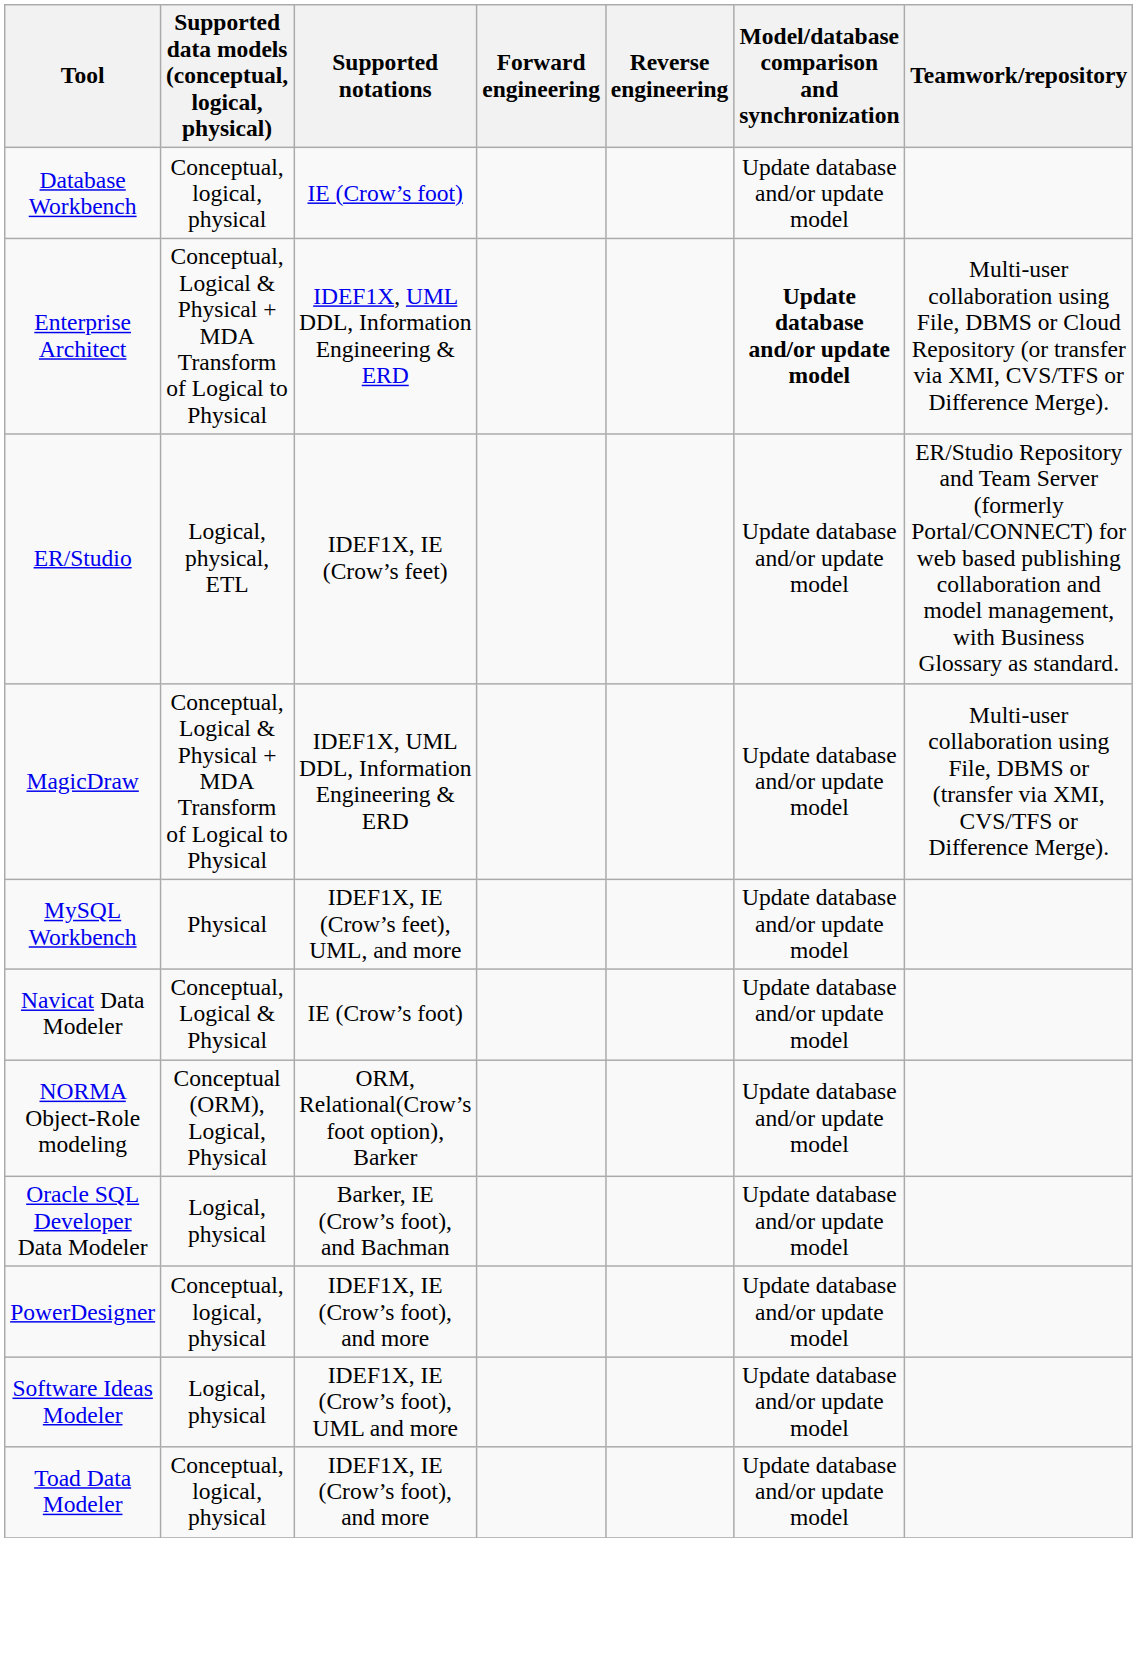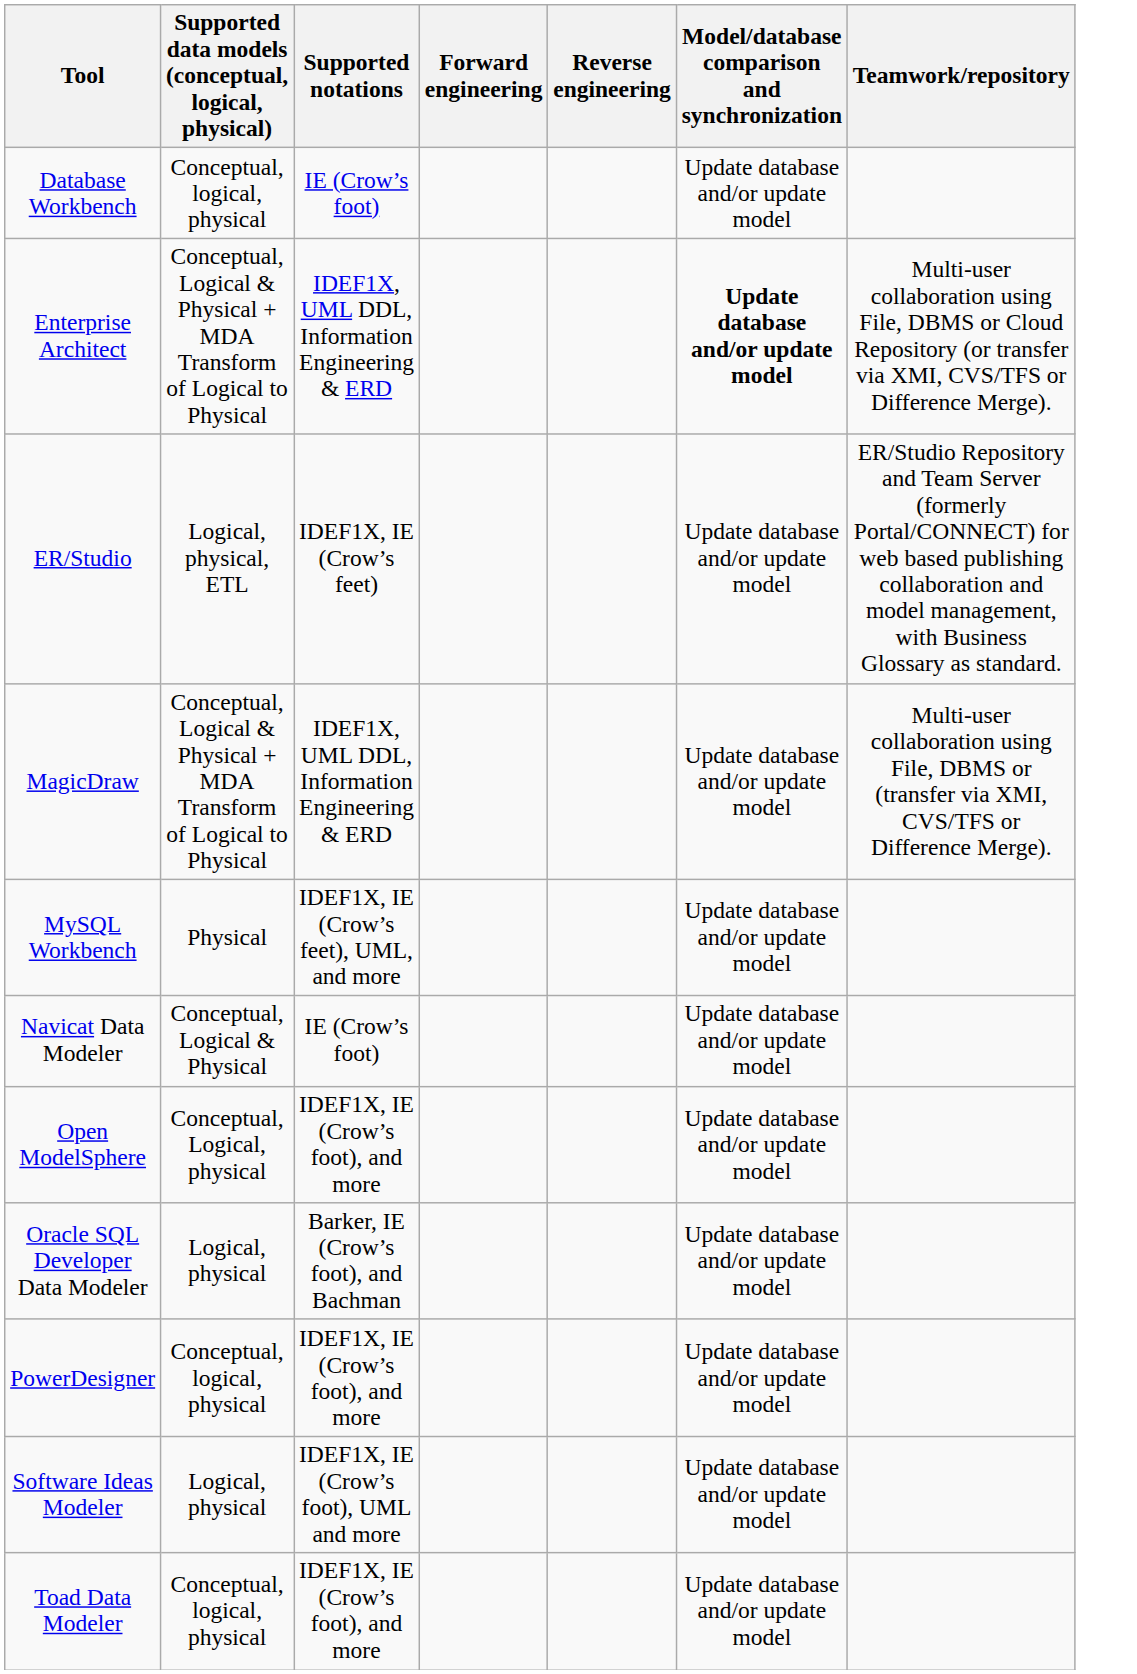- row: (83, 1117)
+ row: (83, 1144)
